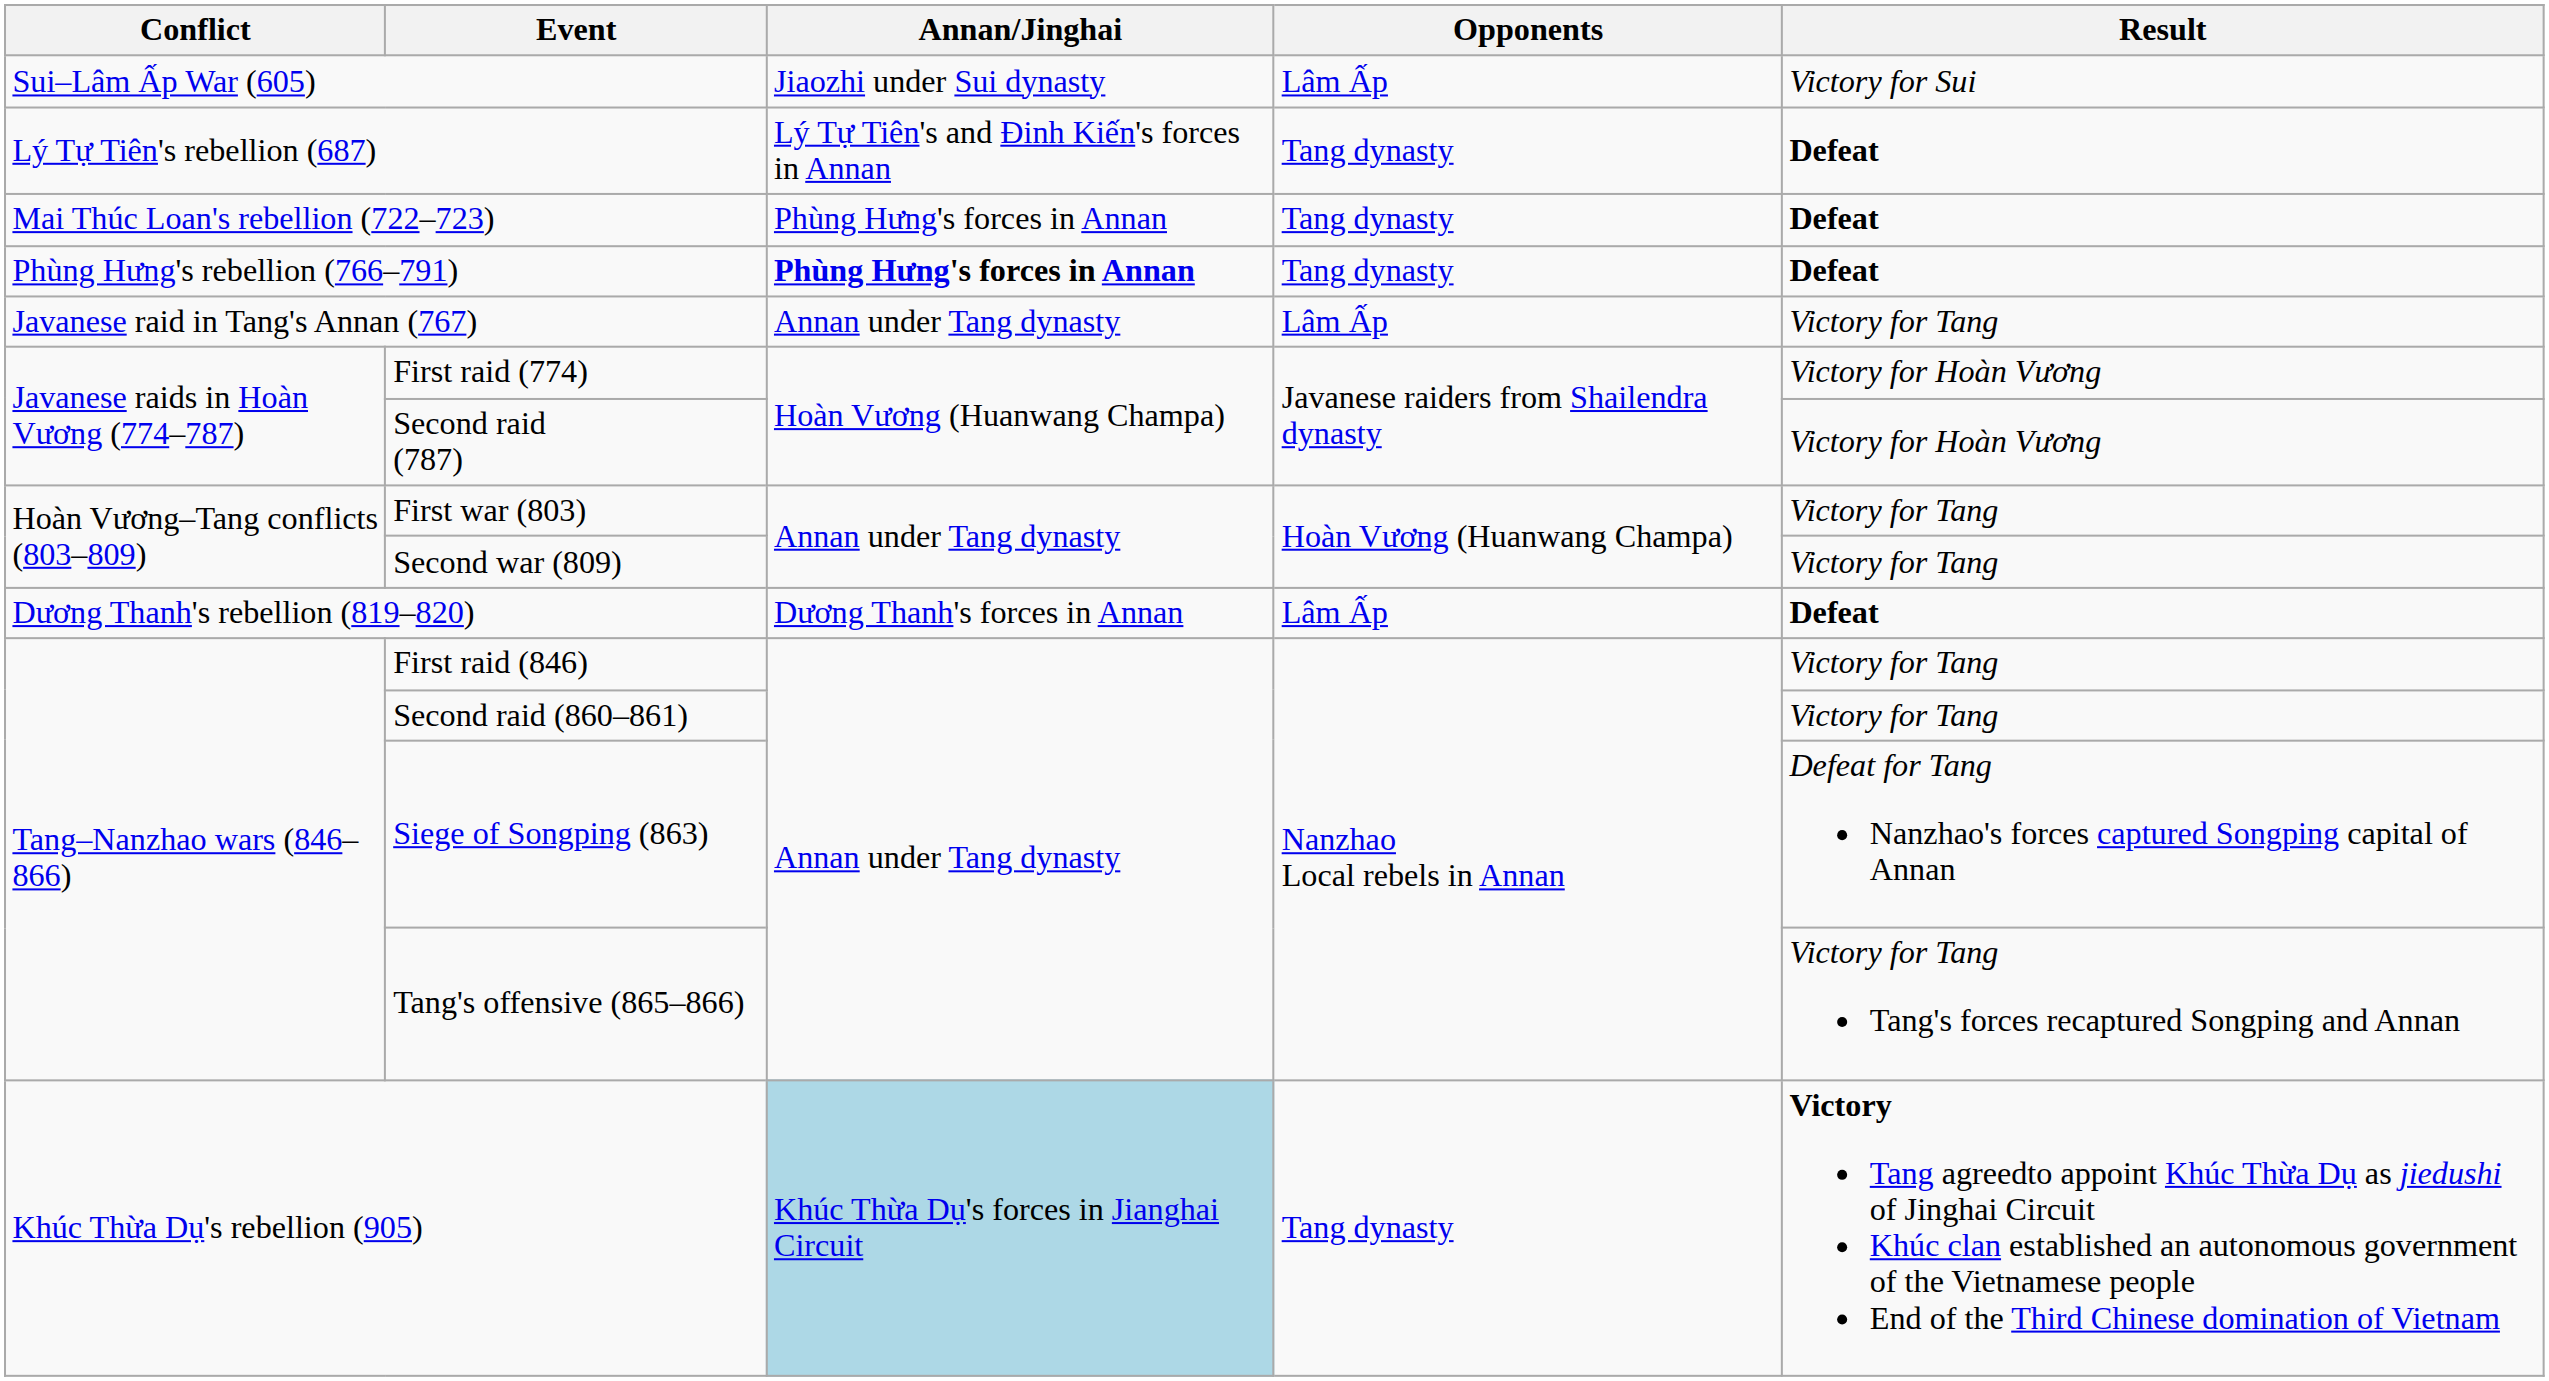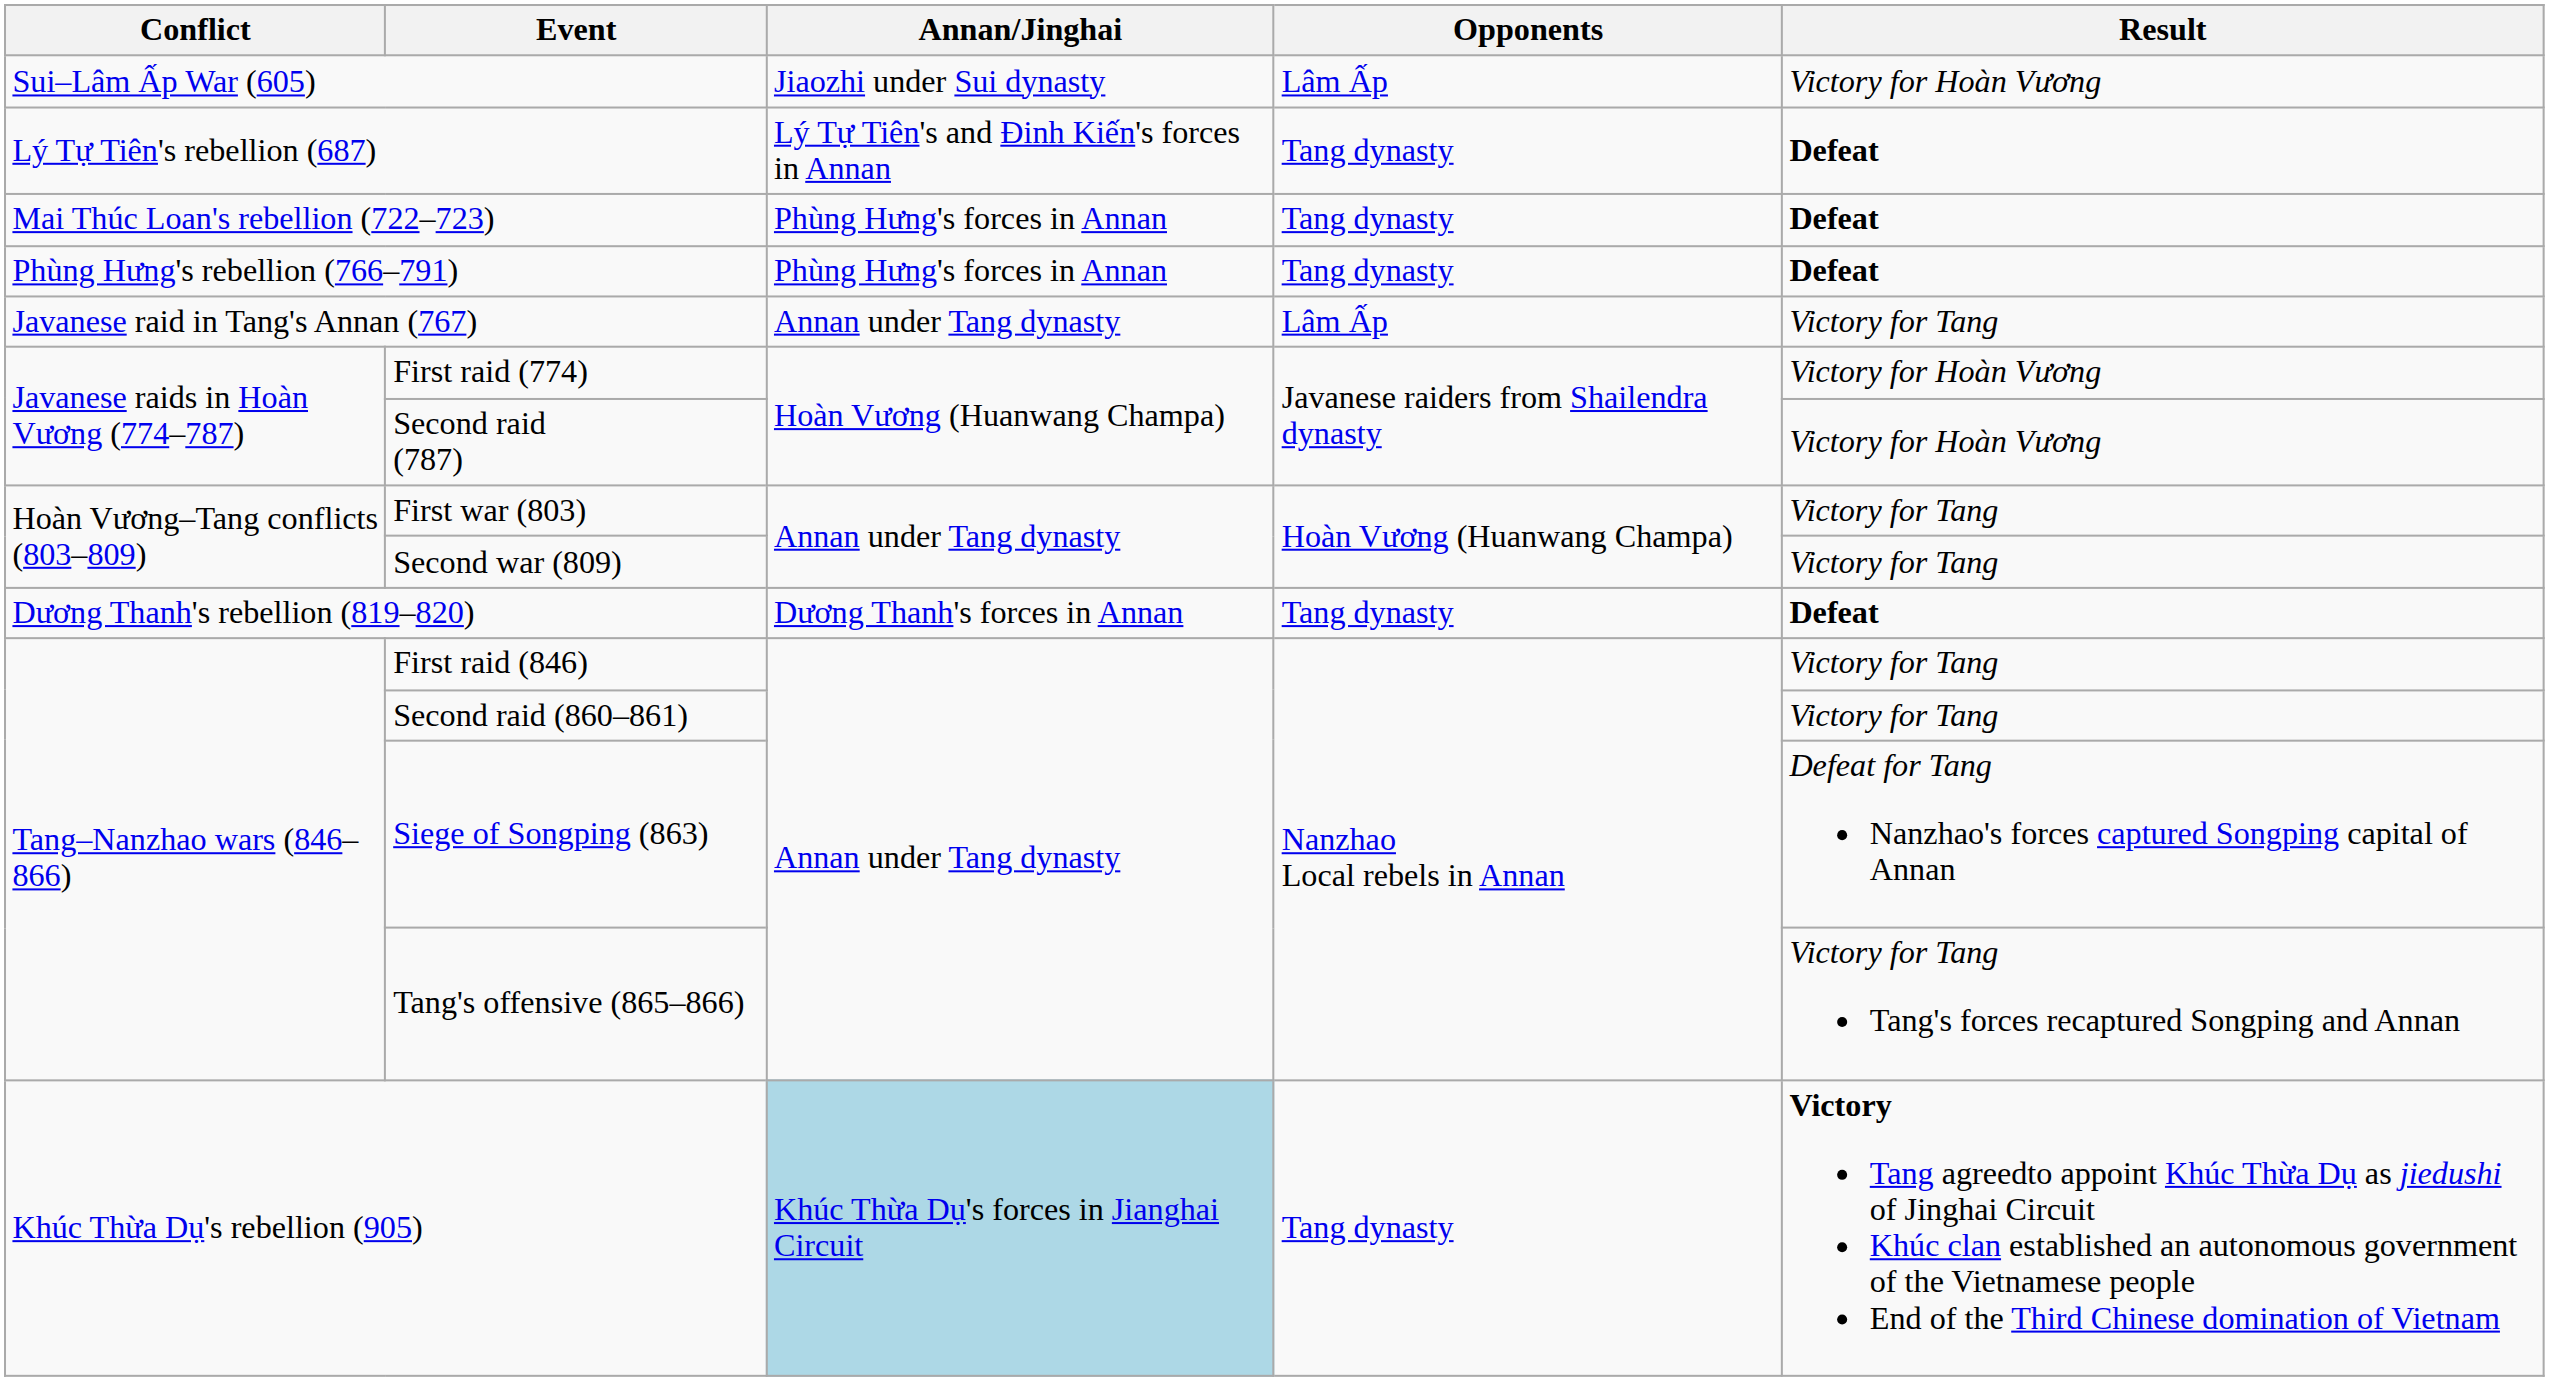(1883, 81) Victory for Sui -> (1945, 81) Victory for Hoàn Vương
(984, 270) bold -> (970, 270) normal
(1335, 612) Lâm Ấp -> (1368, 612) Tang dynasty
